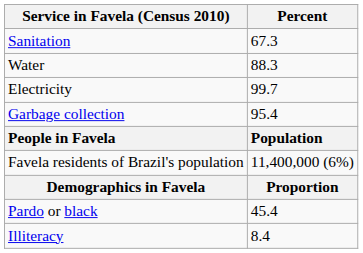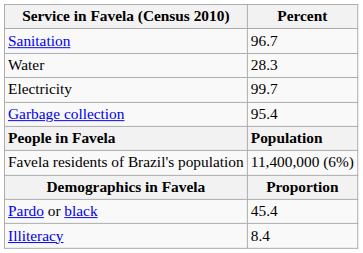(264, 41) 67.3 -> (264, 41) 96.7
(264, 65) 88.3 -> (264, 65) 28.3
